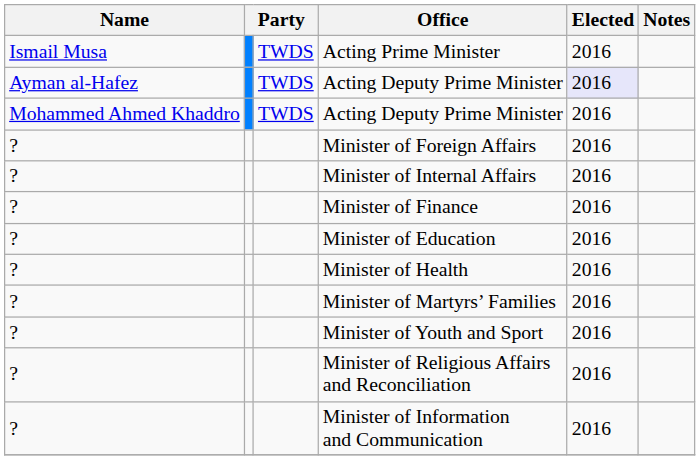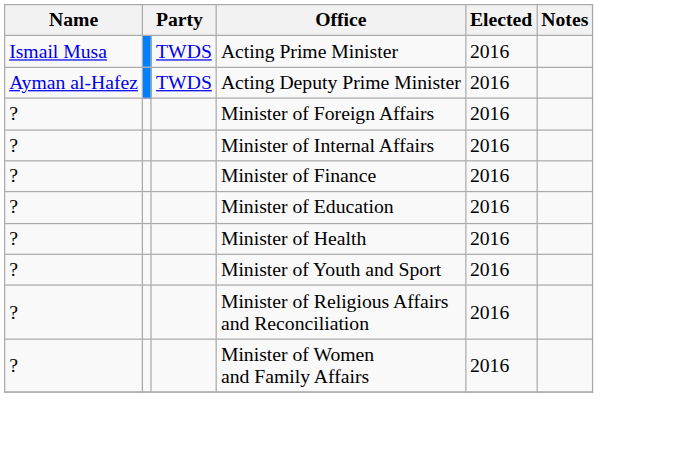(591, 82) lavender background -> (490, 82) no background
- row: (124, 113)
- row: (14, 301)
+ row: (14, 365)
- row: (14, 427)
